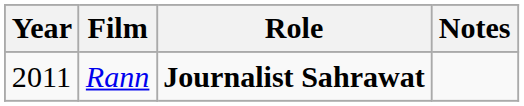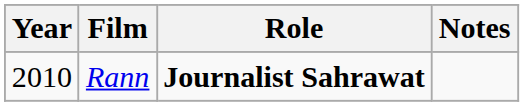(41, 76) 2011 -> (42, 76) 2010
